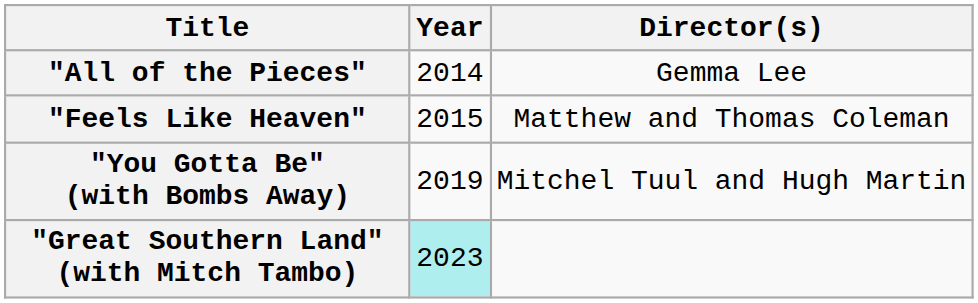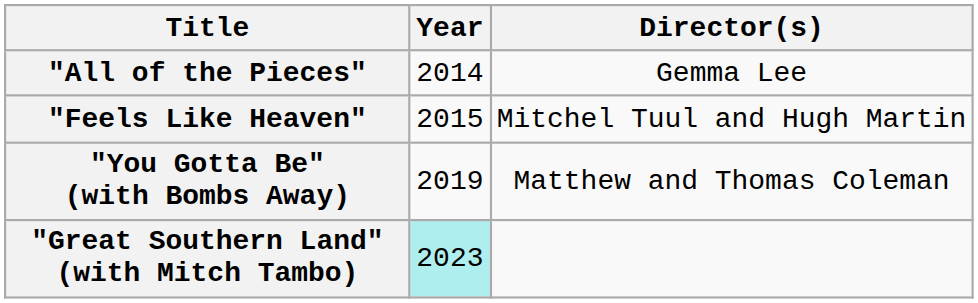(732, 119) Matthew and Thomas Coleman -> (732, 119) Mitchel Tuul and Hugh Martin
(732, 181) Mitchel Tuul and Hugh Martin -> (732, 181) Matthew and Thomas Coleman
